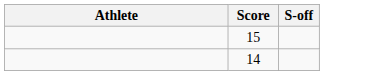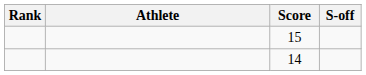+ column: (25, 15)
